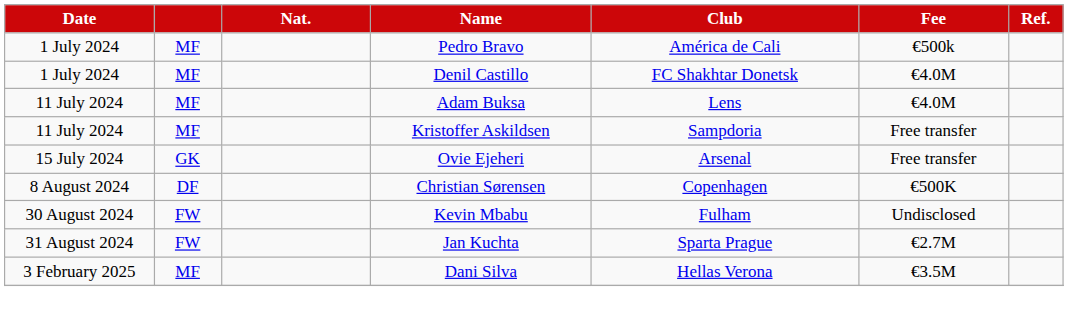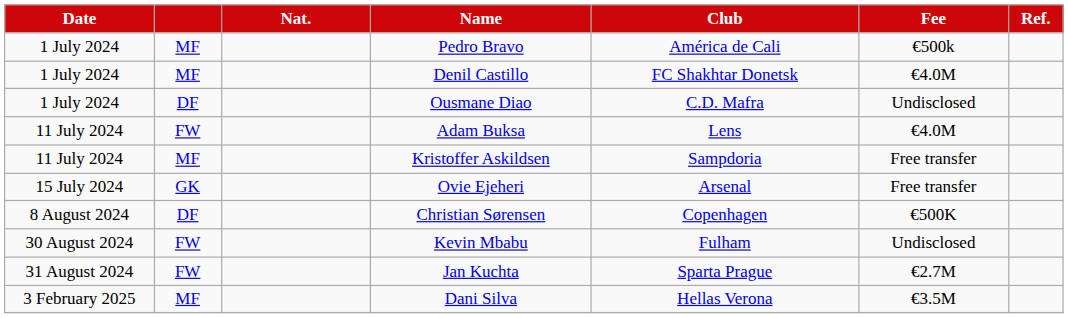+ row: (481, 102)
(188, 102) MF -> (188, 131) FW
